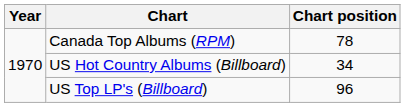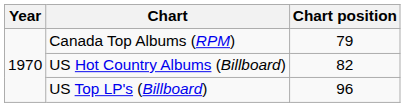(345, 41) 78 -> (345, 41) 79
(345, 65) 34 -> (345, 65) 82
